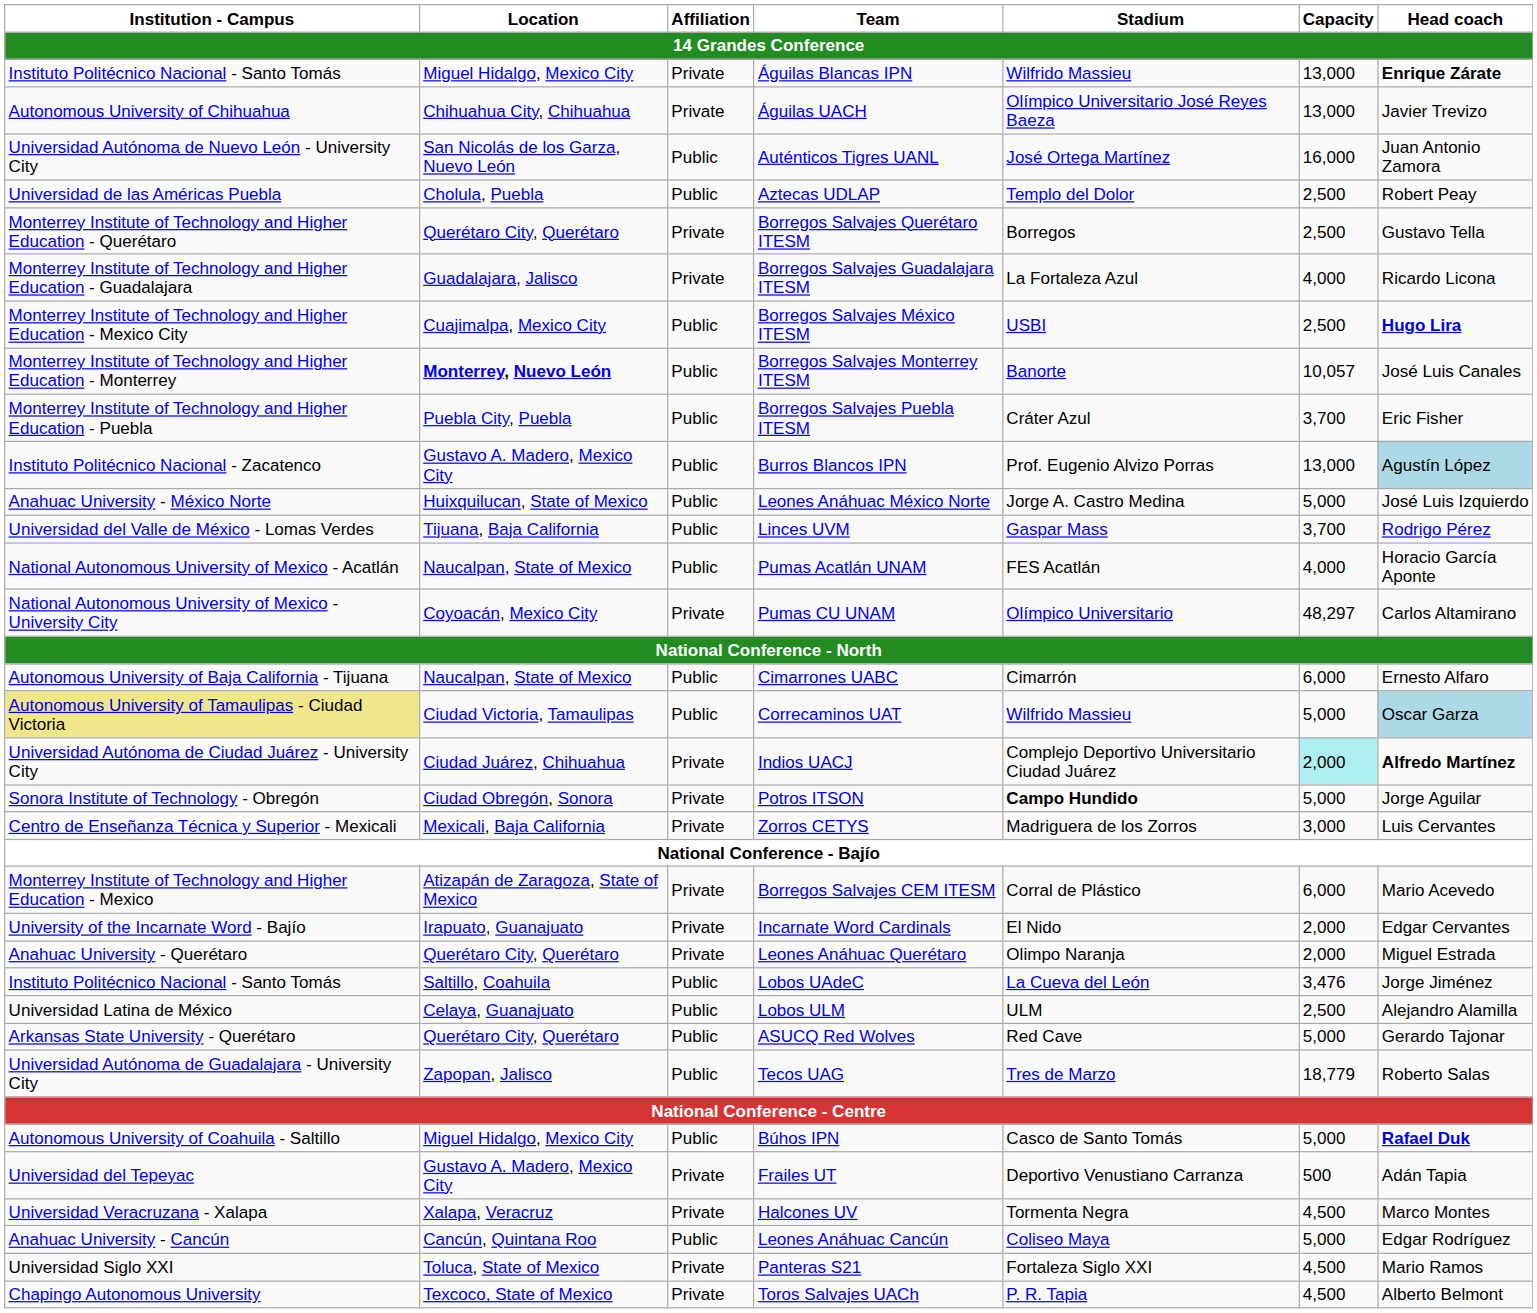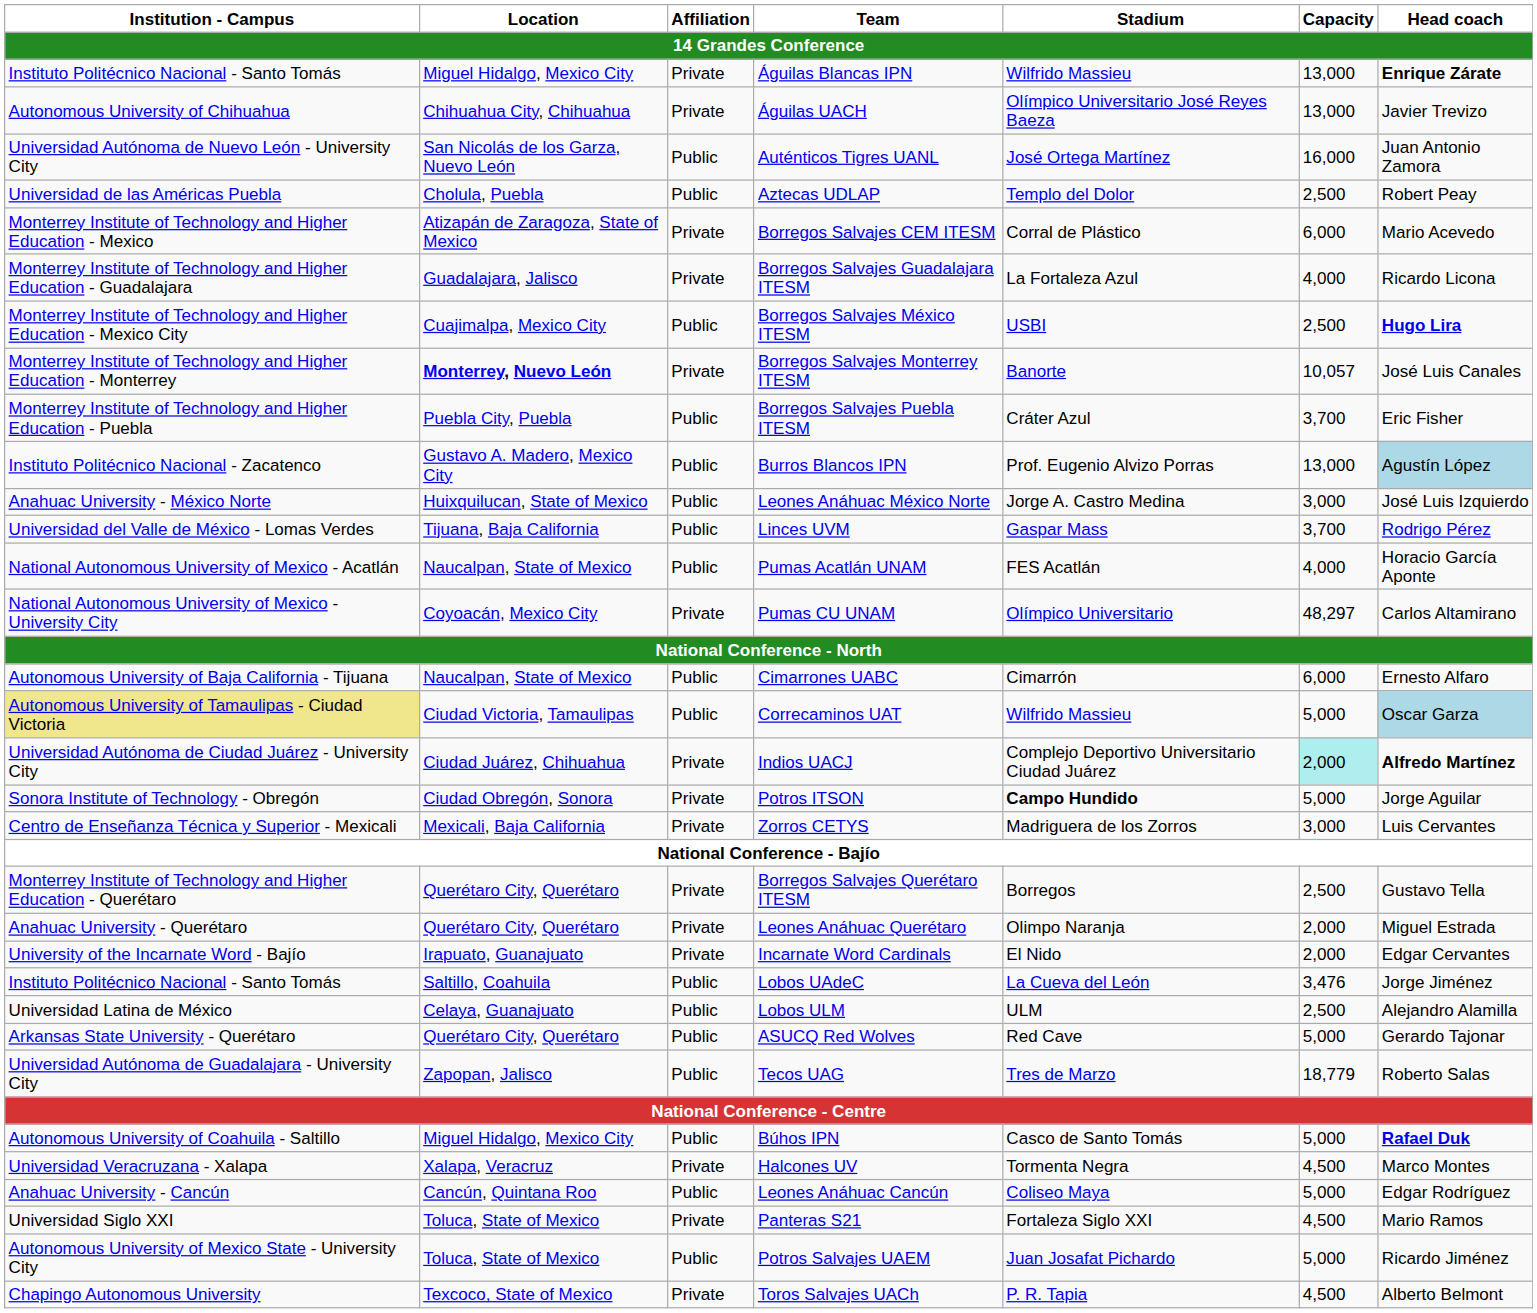rows swapped: (877, 890) <-> (868, 231)
(695, 371) Public -> (698, 371) Private
(1324, 502) 5,000 -> (1324, 502) 3,000
rows swapped: (854, 927) <-> (862, 954)
- row: (797, 1175)
+ row: (844, 1257)
